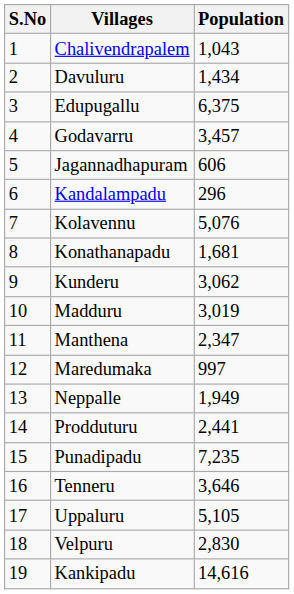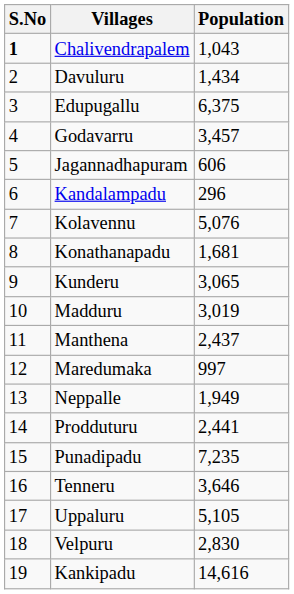(13, 48) normal -> (13, 48) bold
(219, 281) 3,062 -> (219, 281) 3,065
(219, 340) 2,347 -> (219, 340) 2,437
